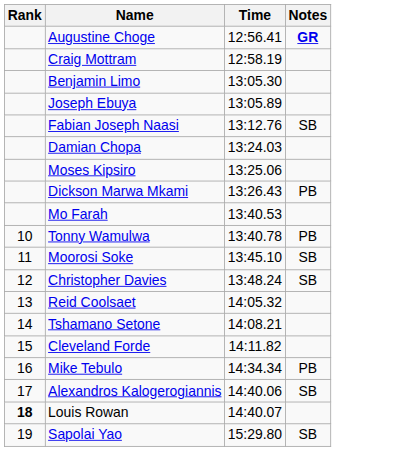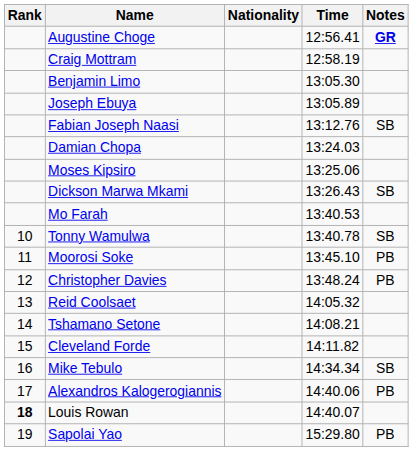+ column: (263, 15)
(308, 192) PB -> (385, 192) SB
(308, 236) PB -> (385, 236) SB
(308, 258) SB -> (385, 258) PB
(308, 280) SB -> (385, 280) PB
(308, 368) PB -> (385, 368) SB
(308, 390) SB -> (385, 390) PB
(308, 434) SB -> (385, 434) PB
